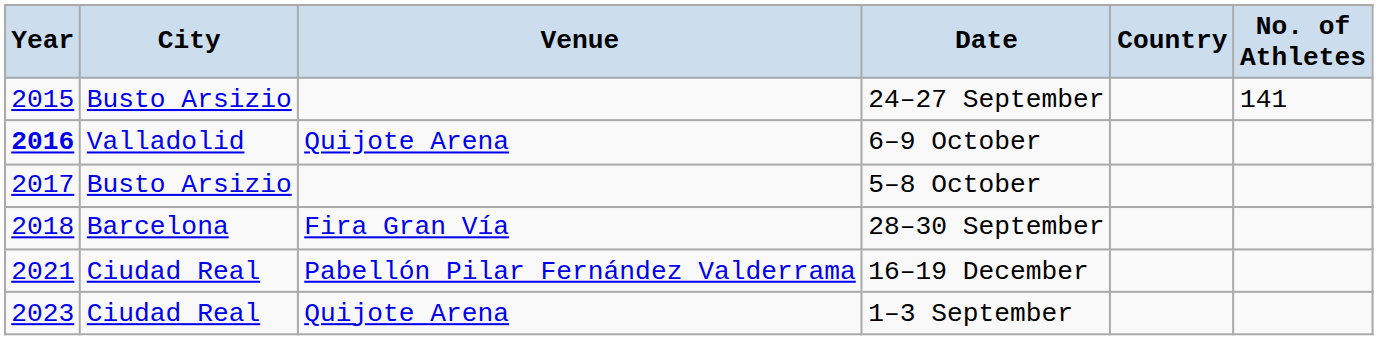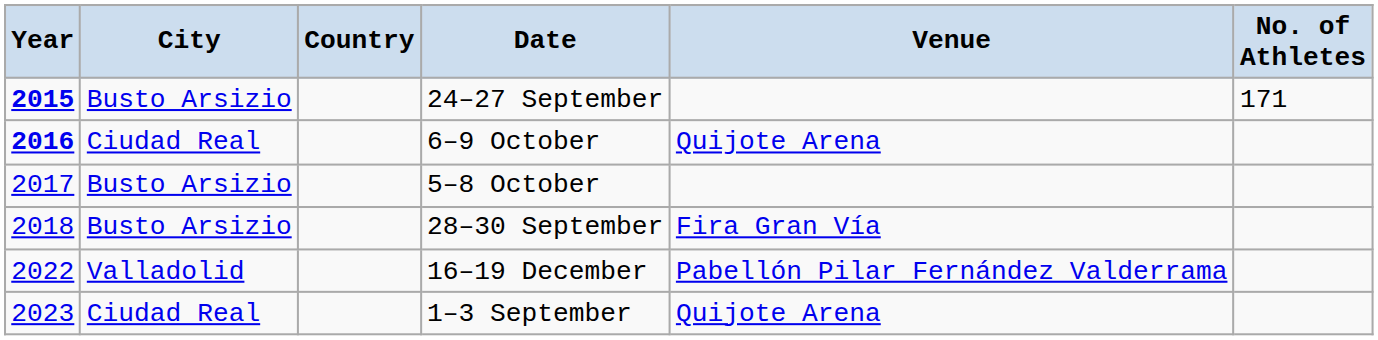columns swapped: (1172, 42) <-> (580, 42)
(43, 100) normal -> (43, 100) bold
(1264, 100) 141 -> (1264, 100) 171
(166, 142) Valladolid -> (174, 142) Ciudad Real
(158, 228) Barcelona -> (189, 228) Busto Arsizio
(43, 271) 2021 -> (43, 271) 2022
(174, 271) Ciudad Real -> (166, 271) Valladolid
